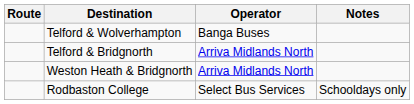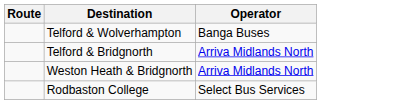- column: (363, 14)
